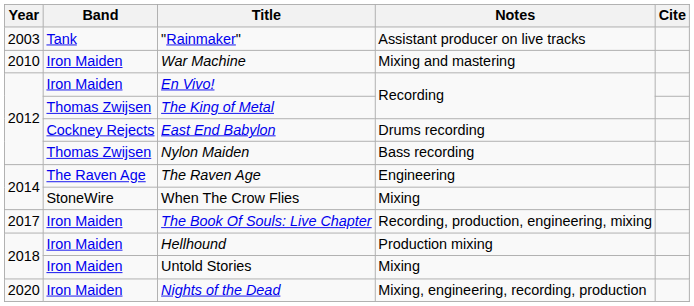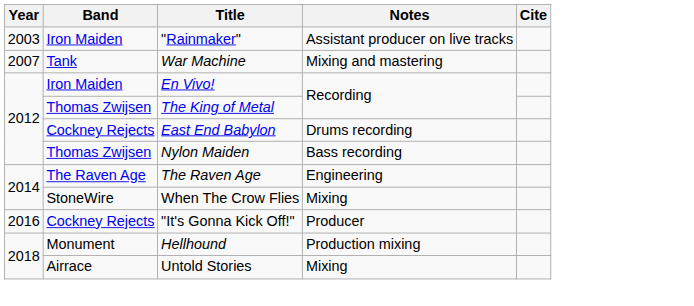(62, 38) Tank -> (84, 38) Iron Maiden
(24, 61) 2010 -> (24, 61) 2007
(84, 61) Iron Maiden -> (62, 61) Tank
+ row: (228, 221)
- row: (266, 221)
(84, 244) Iron Maiden -> (80, 244) Monument
(84, 267) Iron Maiden -> (69, 267) Airrace
- row: (221, 289)
